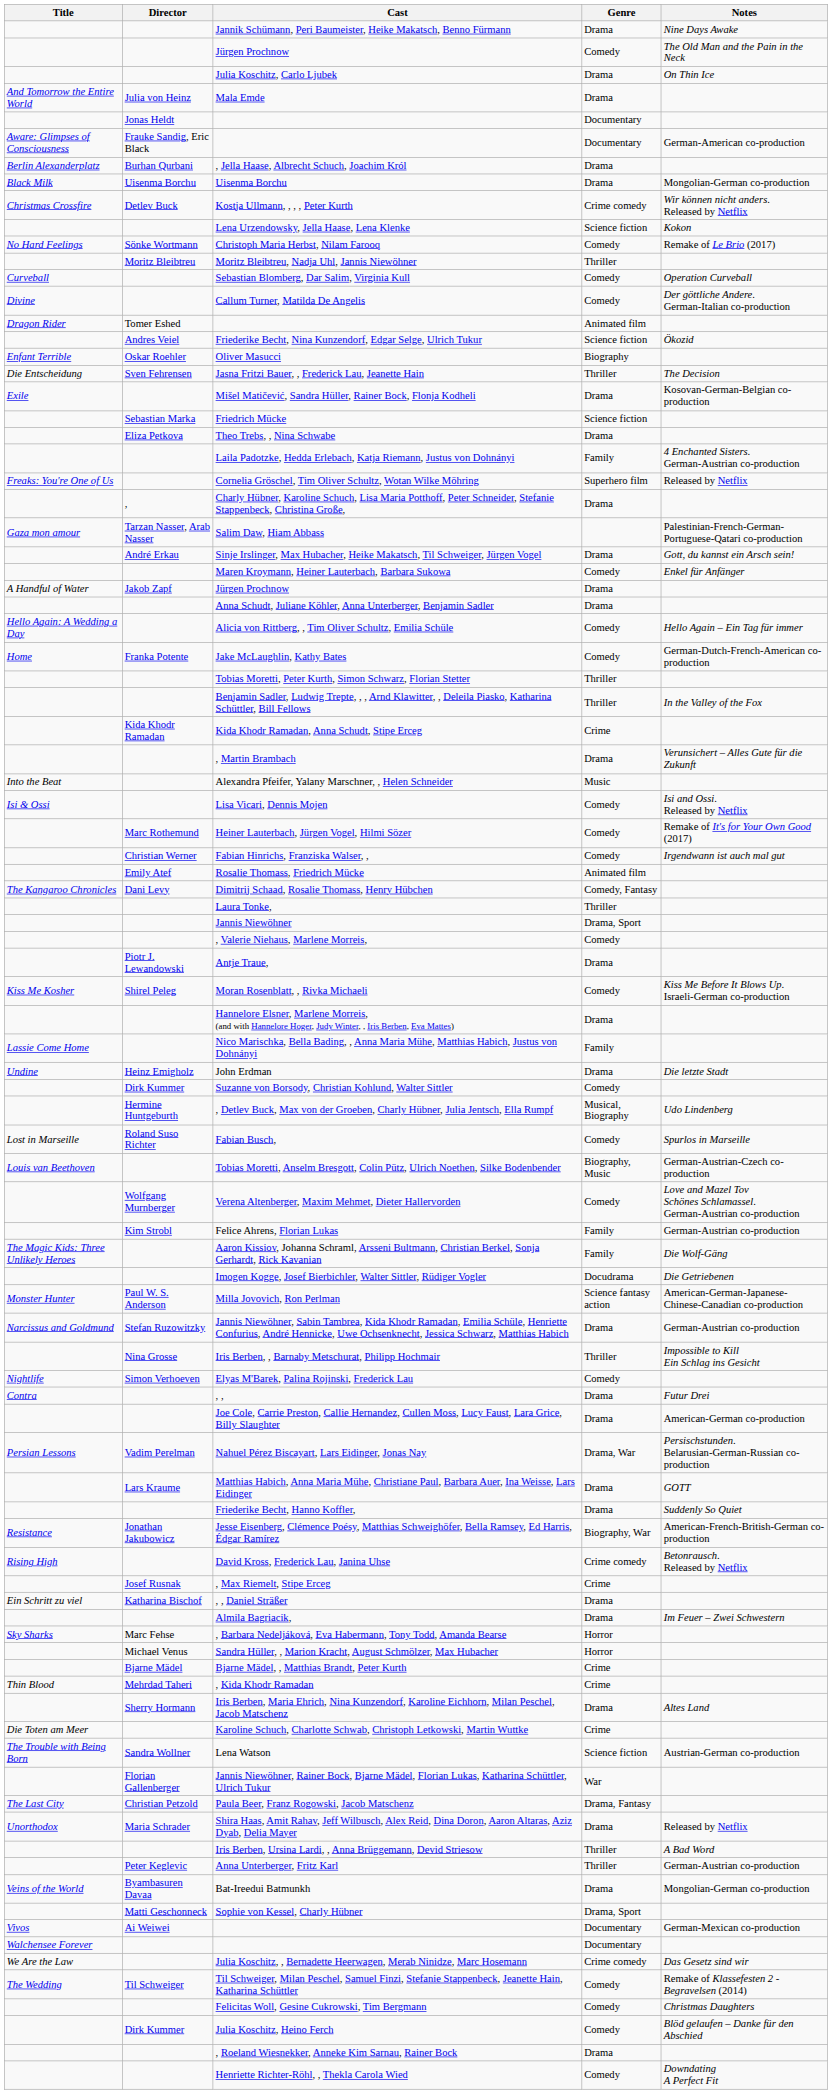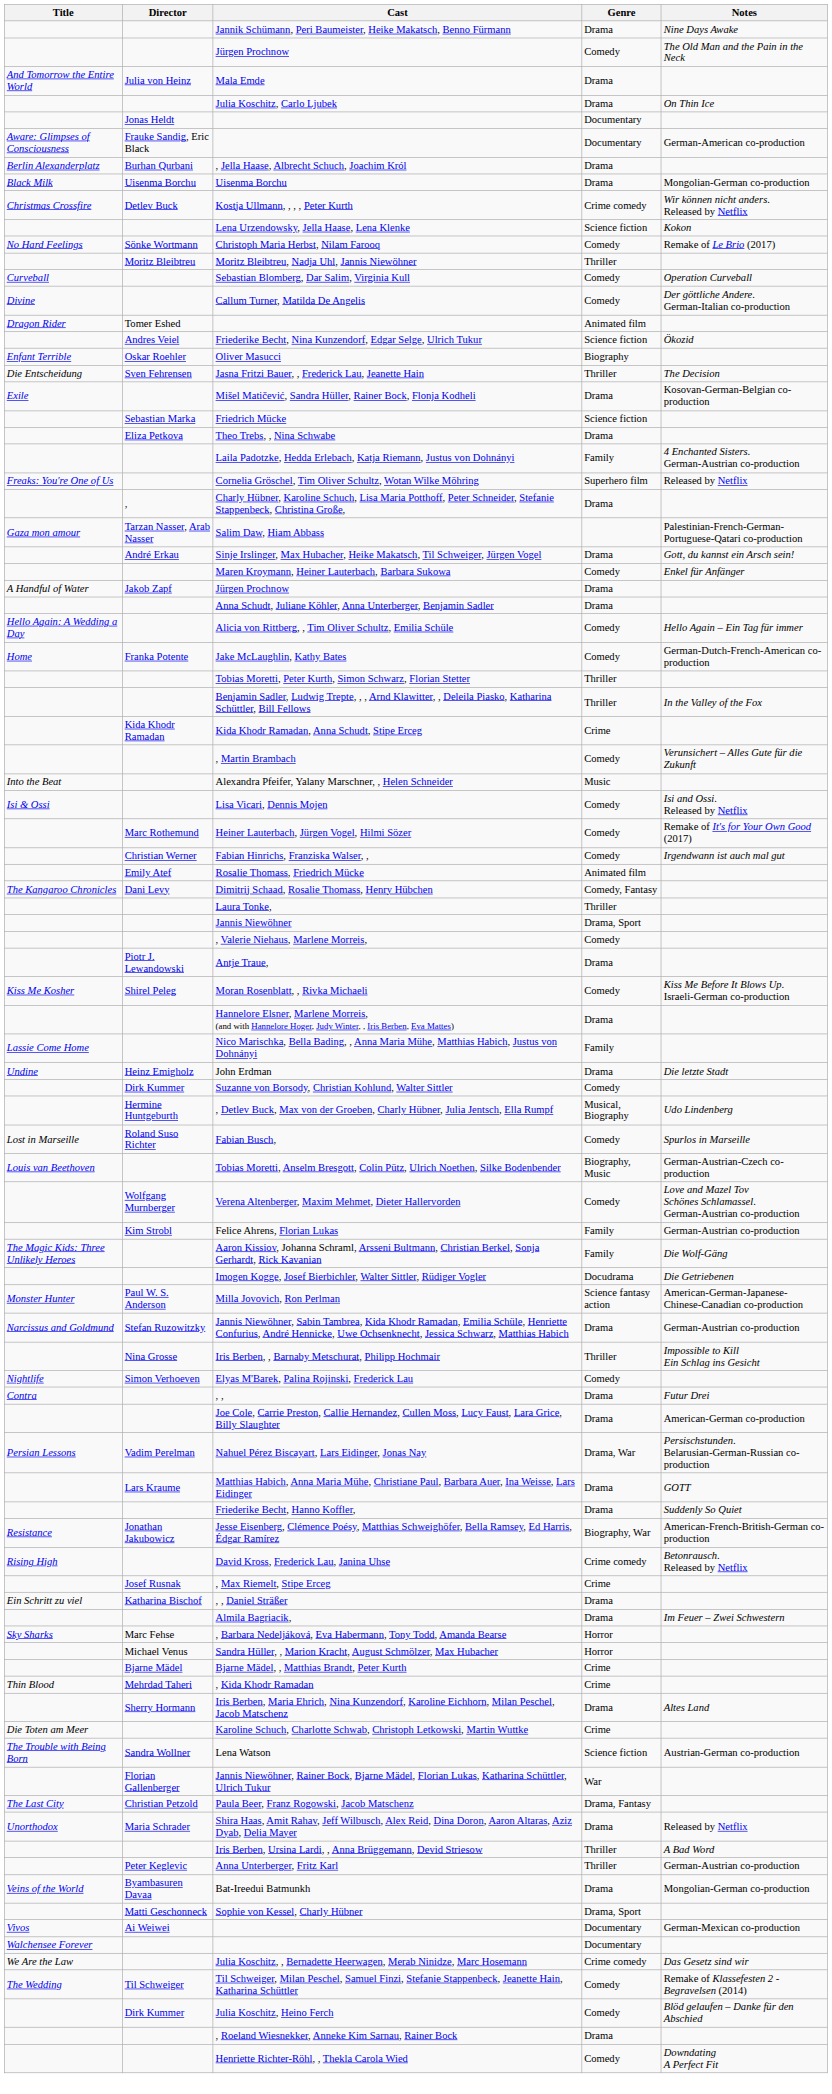rows swapped: (158, 97) <-> (168, 75)
(599, 759) Drama -> (602, 759) Comedy
- row: (168, 2007)
